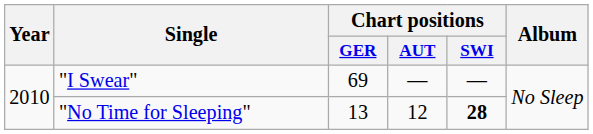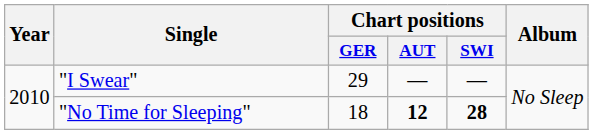(358, 80) 69 -> (358, 80) 29
(358, 112) 13 -> (358, 112) 18
(417, 112) normal -> (417, 112) bold
